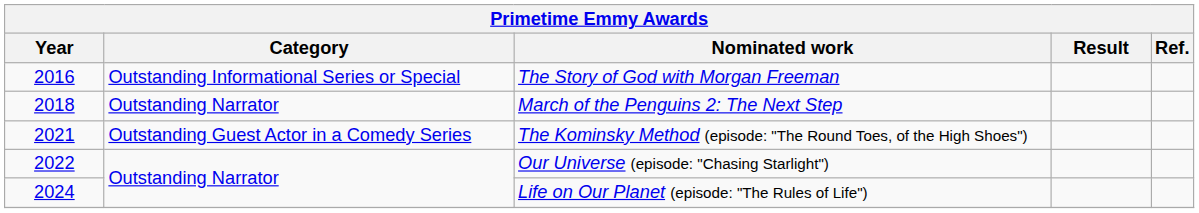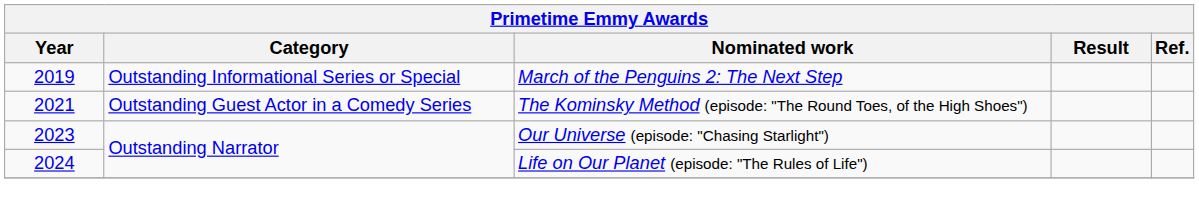- row: (679, 76)
(54, 105) 2018 -> (54, 76) 2019
(194, 105) Outstanding Narrator -> (284, 76) Outstanding Informational Series or Special
(54, 163) 2022 -> (54, 134) 2023
